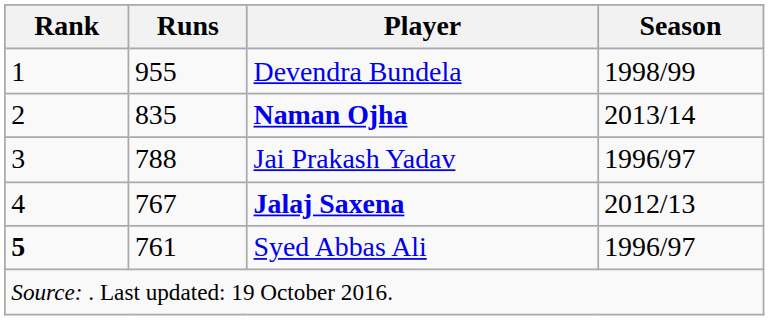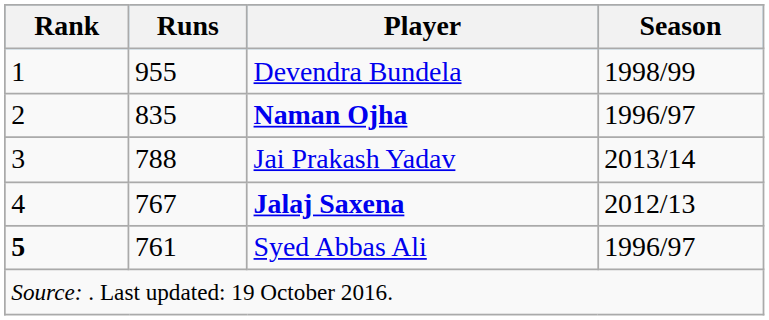(650, 114) 2013/14 -> (650, 114) 1996/97
(650, 159) 1996/97 -> (650, 159) 2013/14
